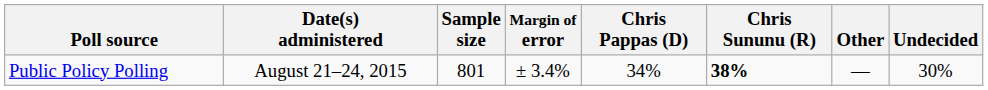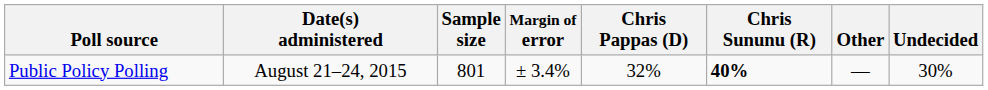(644, 70) 34% -> (644, 70) 32%
(730, 70) 38% -> (730, 70) 40%
